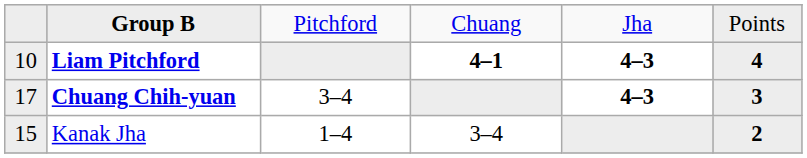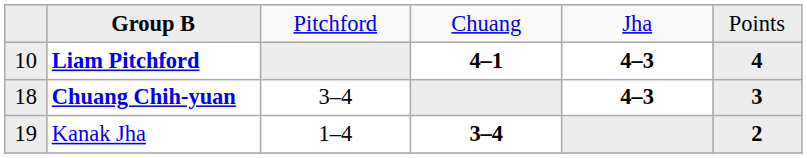(26, 97) 17 -> (26, 97) 18
(26, 134) 15 -> (26, 134) 19
(486, 134) normal -> (486, 134) bold
